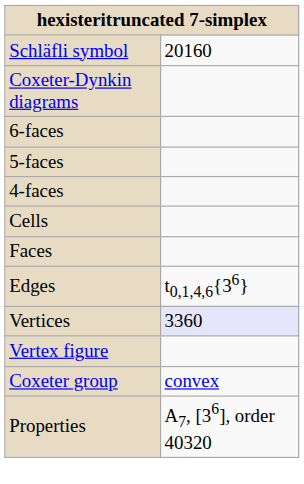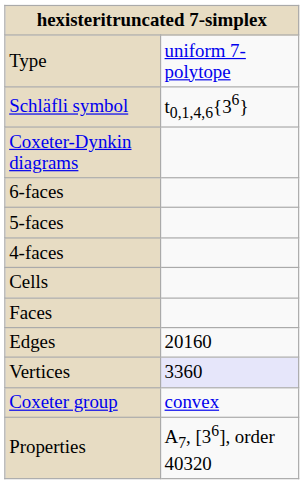+ row: (28, 60)
(188, 50) 20160 -> (207, 106) t0,1,4,6{36}
(207, 286) t0,1,4,6{36} -> (188, 342) 20160
- row: (59, 351)
